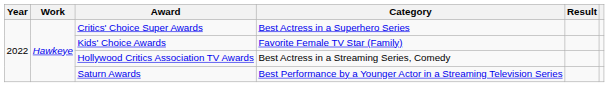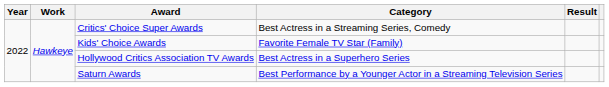(334, 27) Best Actress in a Superhero Series -> (354, 27) Best Actress in a Streaming Series, Comedy
(354, 58) Best Actress in a Streaming Series, Comedy -> (334, 58) Best Actress in a Superhero Series
